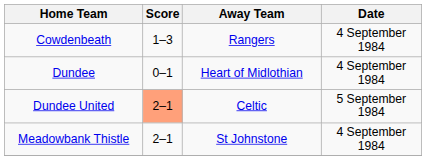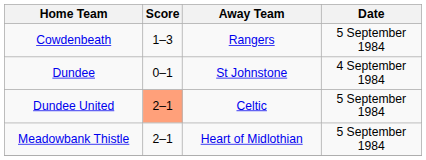(371, 40) 4 September 1984 -> (371, 40) 5 September 1984
(252, 73) Heart of Midlothian -> (252, 73) St Johnstone
(252, 139) St Johnstone -> (252, 139) Heart of Midlothian
(371, 139) 4 September 1984 -> (371, 139) 5 September 1984
